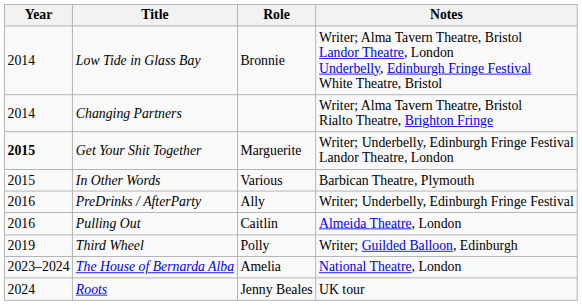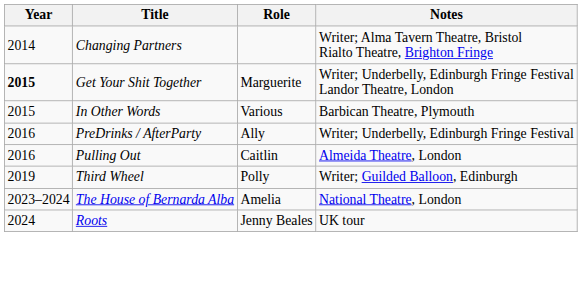- row: (138, 60)
